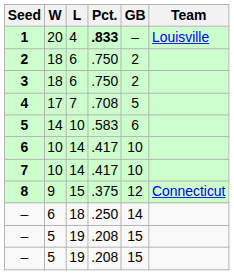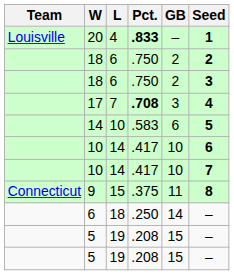columns swapped: (189, 15) <-> (24, 15)
(105, 103) normal -> (145, 103) bold
(135, 103) 5 -> (175, 103) 3
(135, 192) 12 -> (175, 192) 11
